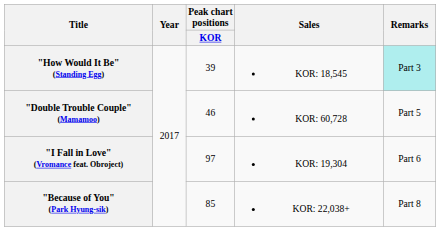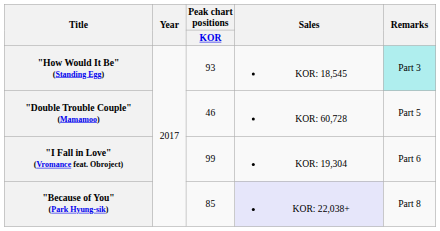(210, 68) 39 -> (210, 68) 93
(210, 158) 97 -> (210, 158) 99
(309, 209) no background -> (309, 209) lavender background
